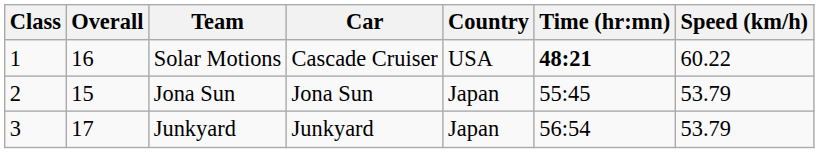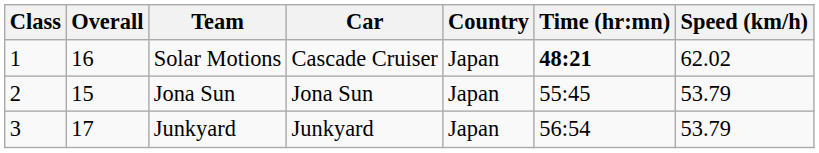(471, 57) USA -> (474, 57) Japan
(706, 57) 60.22 -> (706, 57) 62.02
